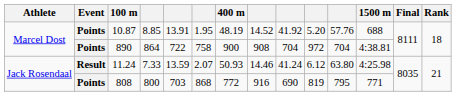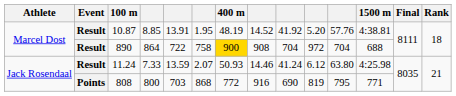(91, 30) Points -> (91, 30) Result
(375, 30) 688 -> (375, 30) 4:38.81
(91, 48) Points -> (91, 48) Result
(231, 48) no background -> (231, 48) gold background
(375, 48) 4:38.81 -> (375, 48) 688
